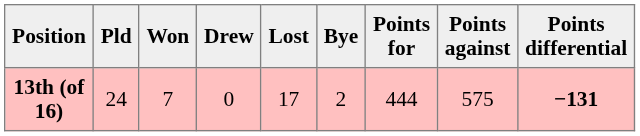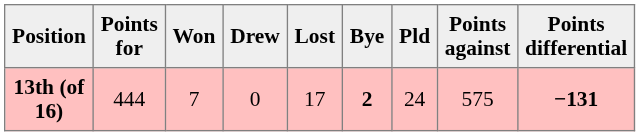columns swapped: (116, 35) <-> (402, 35)
(341, 98) normal -> (367, 98) bold
